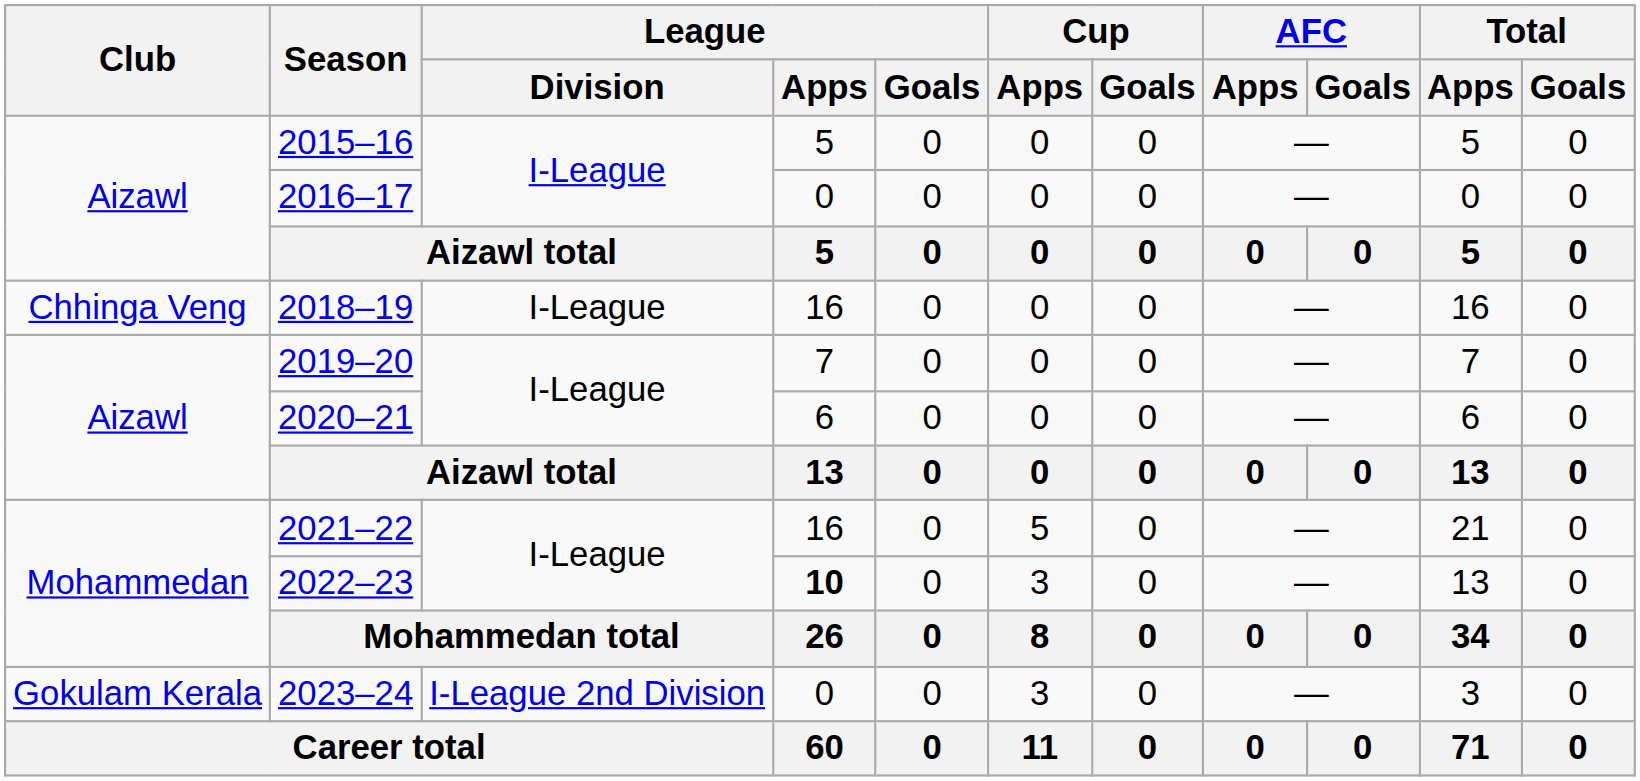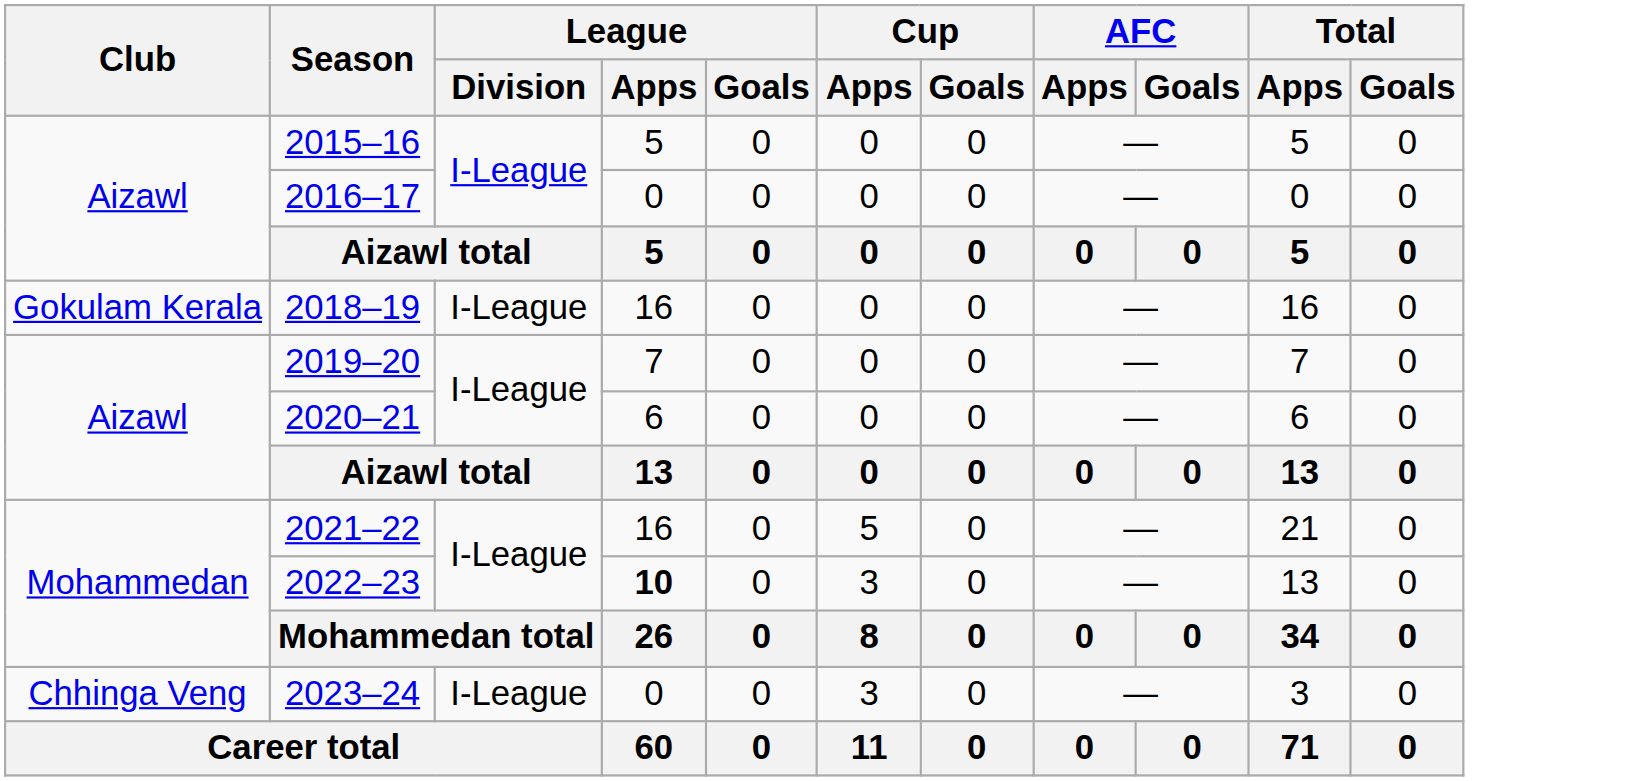(138, 307) Chhinga Veng -> (138, 307) Gokulam Kerala
(138, 692) Gokulam Kerala -> (138, 692) Chhinga Veng
(597, 692) I-League 2nd Division -> (519, 692) I-League
